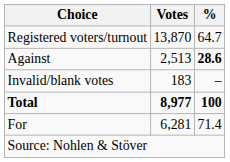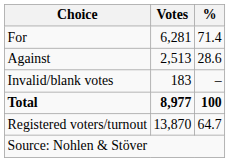rows swapped: (17, 124) <-> (77, 37)
(210, 59) bold -> (210, 59) normal
